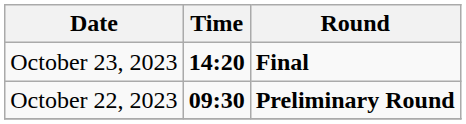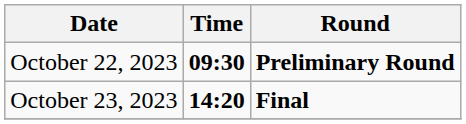rows swapped: (94, 99) <-> (94, 61)
